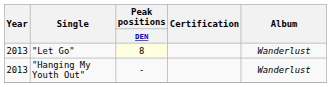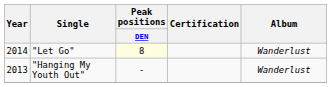(17, 51) 2013 -> (17, 51) 2014
